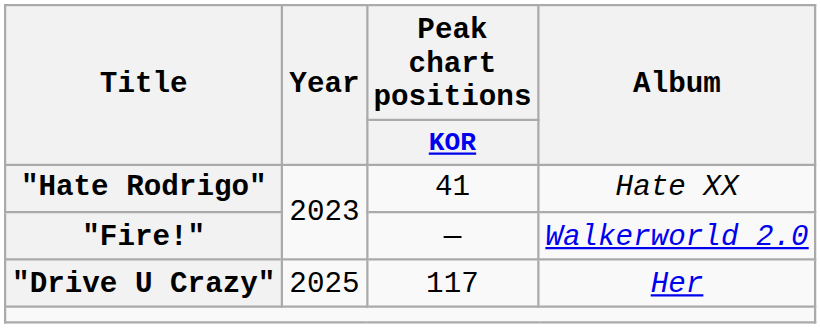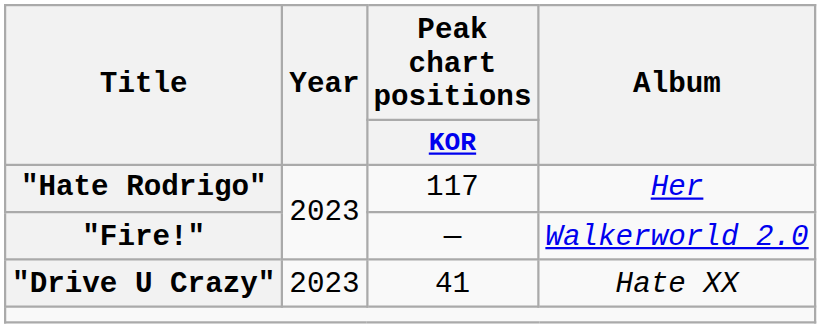(452, 188) 41 -> (452, 188) 117
(677, 188) Hate XX -> (677, 188) Her
(324, 284) 2025 -> (324, 284) 2023
(452, 284) 117 -> (452, 284) 41
(677, 284) Her -> (677, 284) Hate XX
